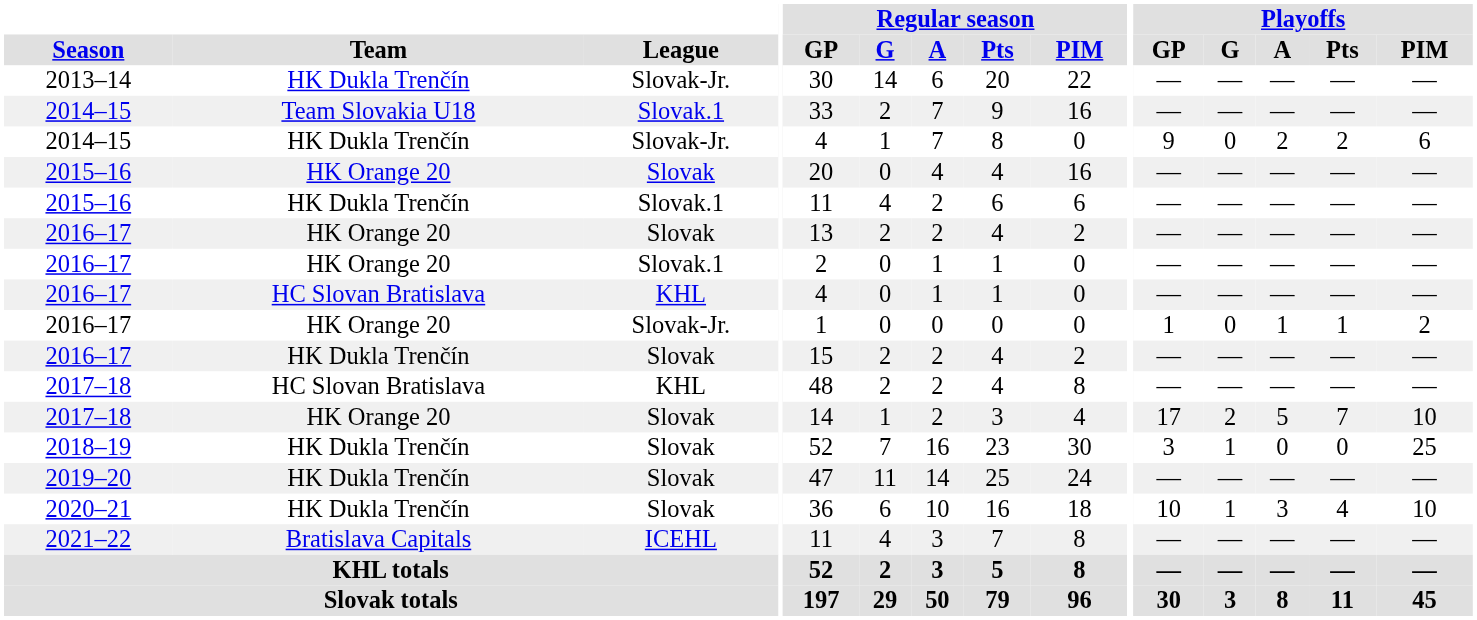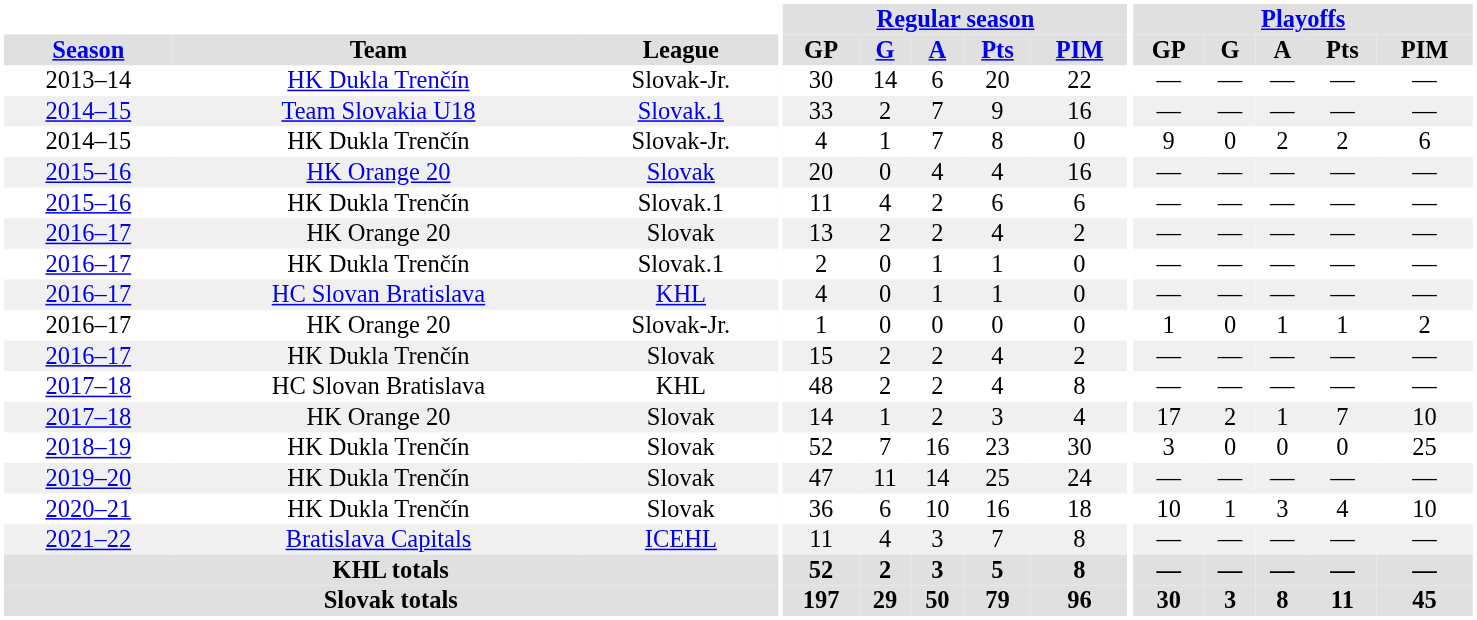(378, 263) HK Orange 20 -> (378, 263) HK Dukla Trenčín
(1282, 416) 5 -> (1282, 416) 1
(1230, 447) 1 -> (1230, 447) 0
